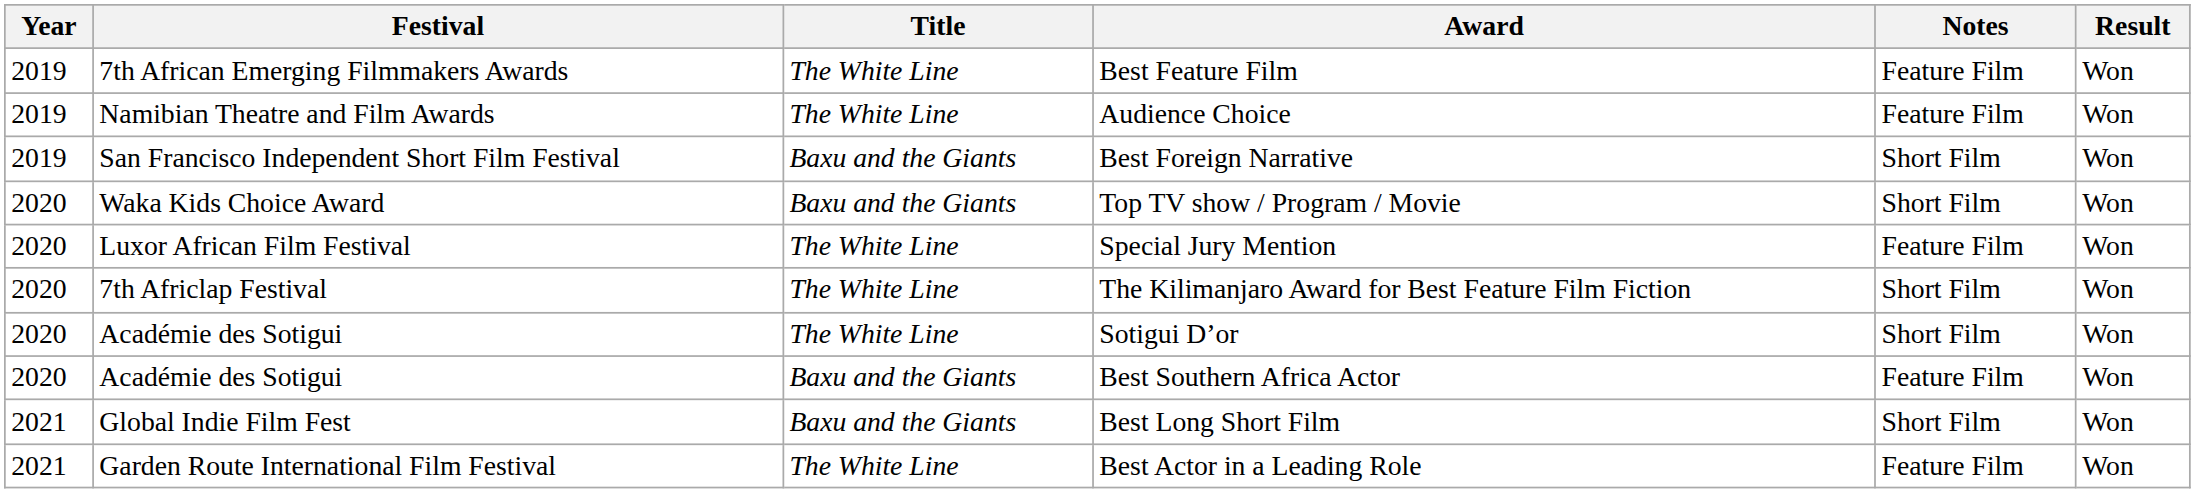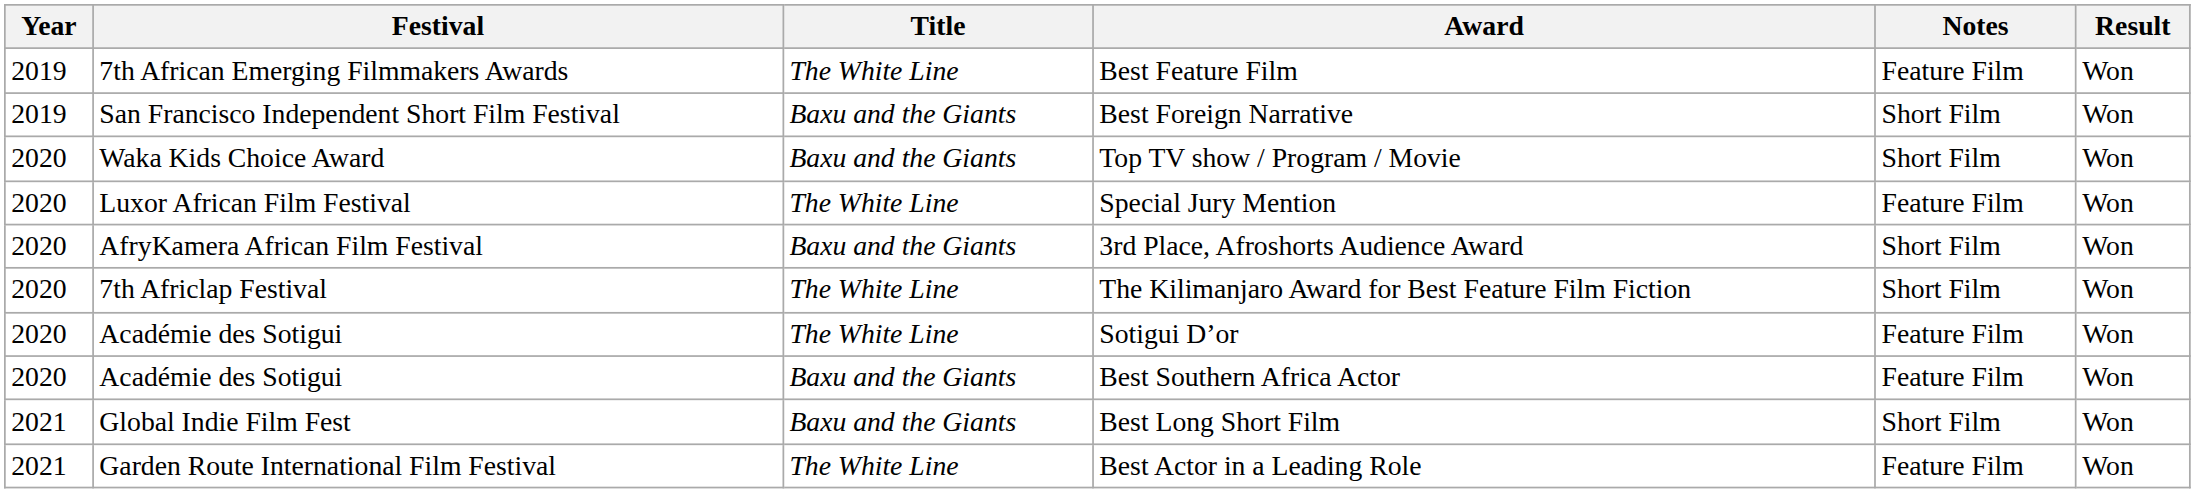- row: (1195, 114)
+ row: (1311, 245)
(1941, 333) Short Film -> (1953, 333) Feature Film
